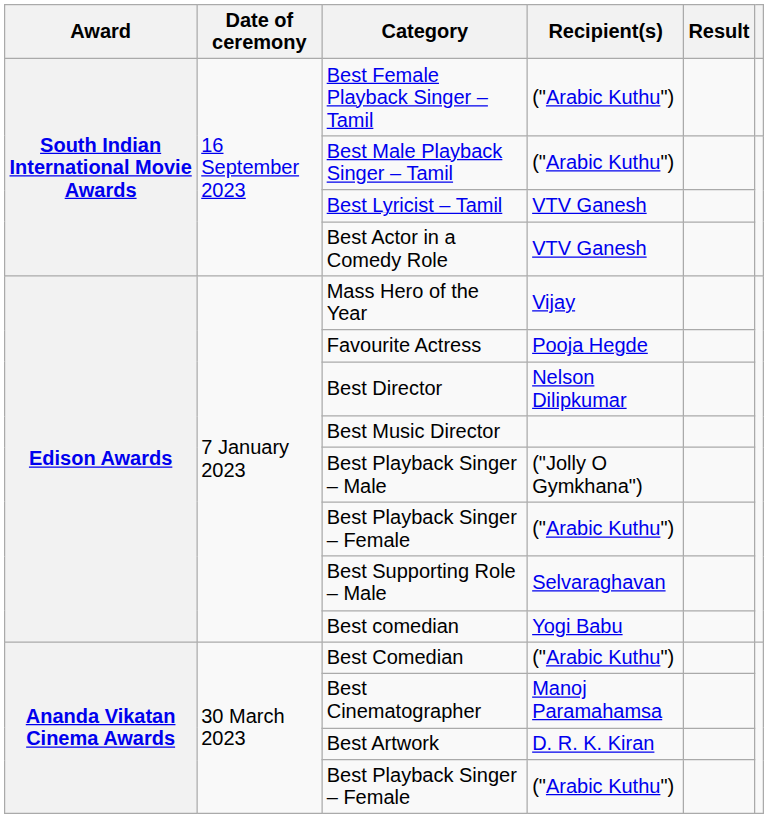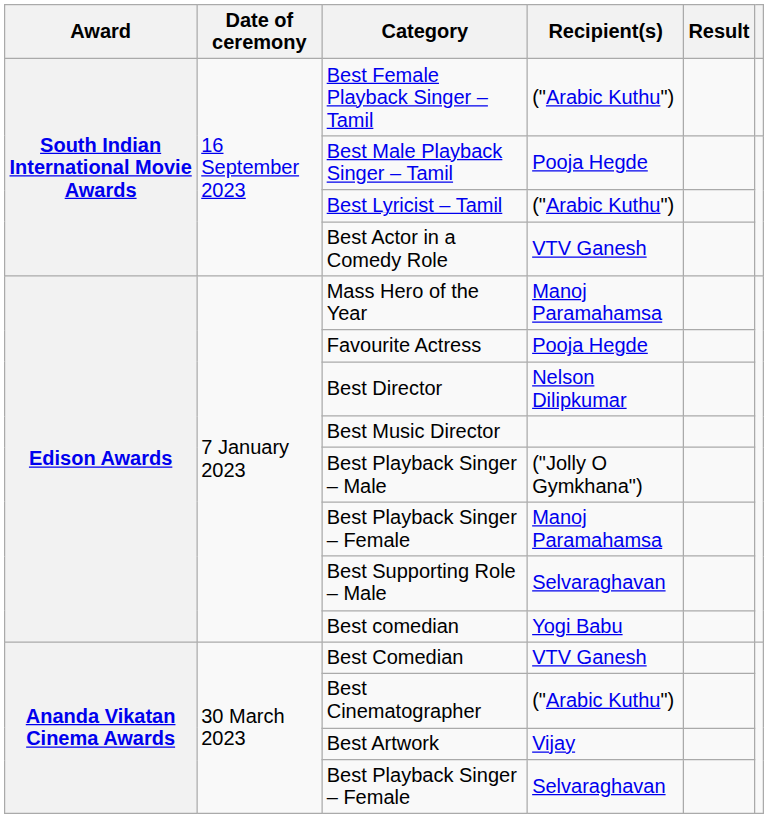(603, 162) ("Arabic Kuthu") -> (590, 162) Pooja Hegde
(589, 205) VTV Ganesh -> (603, 205) ("Arabic Kuthu")
(554, 302) Vijay -> (597, 302) Manoj Paramahamsa
(603, 528) ("Arabic Kuthu") -> (597, 528) Manoj Paramahamsa
(603, 657) ("Arabic Kuthu") -> (589, 657) VTV Ganesh
(597, 700) Manoj Paramahamsa -> (603, 700) ("Arabic Kuthu")
(593, 743) D. R. K. Kiran -> (554, 743) Vijay
(603, 786) ("Arabic Kuthu") -> (599, 786) Selvaraghavan
